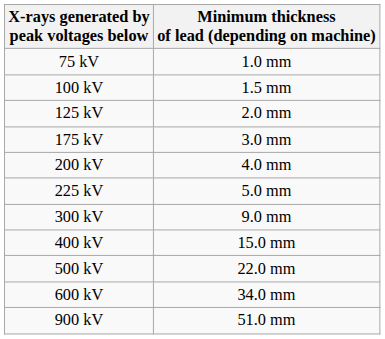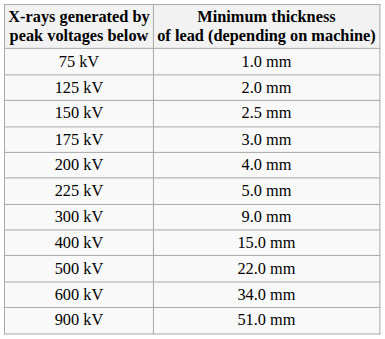- row: (79, 87)
+ row: (79, 113)
